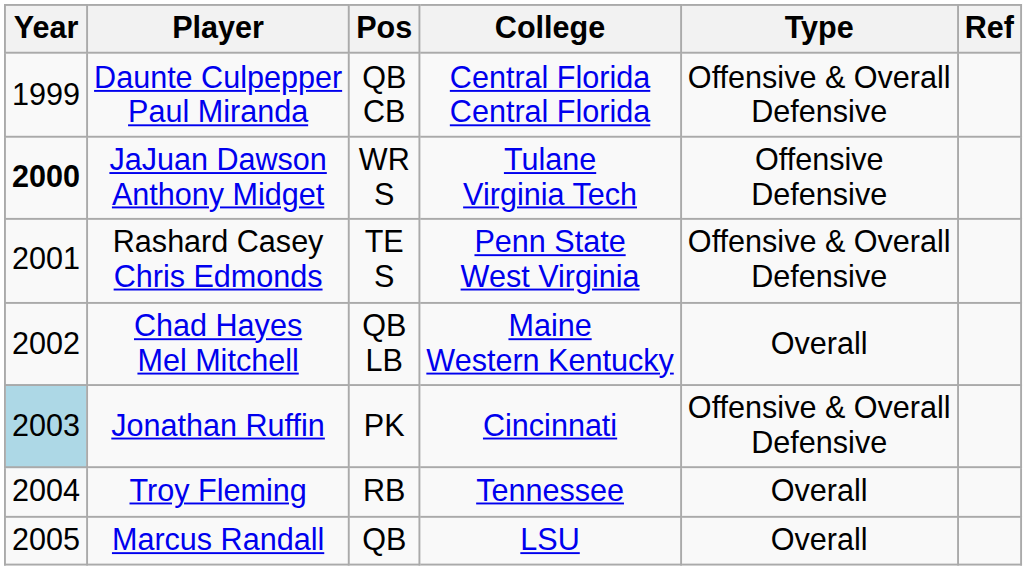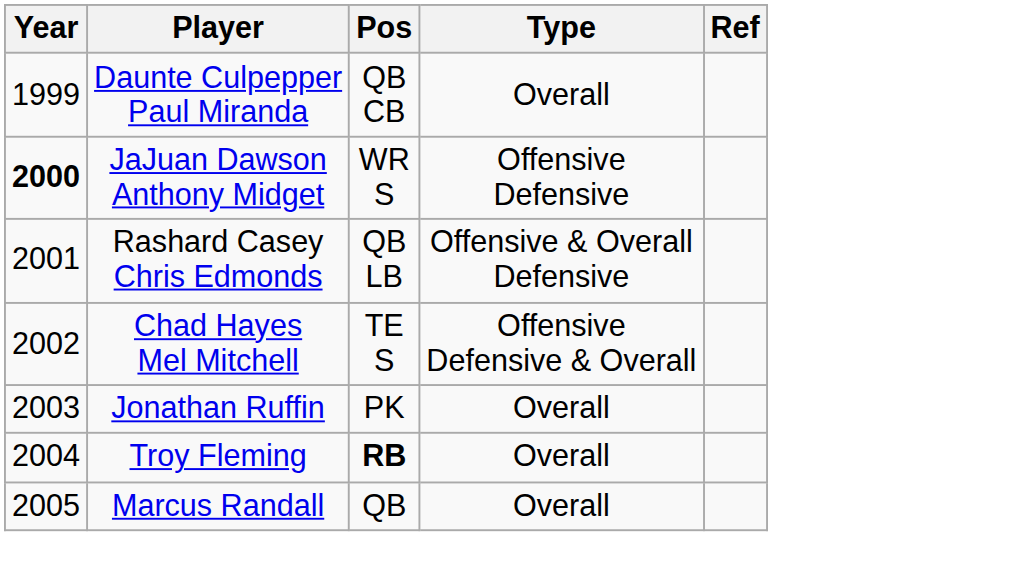- column: (550, 28)
(819, 94) Offensive & Overall Defensive -> (561, 94) Overall
(384, 260) TE S -> (384, 260) QB LB
(384, 342) QB LB -> (384, 342) TE S
(819, 342) Overall -> (561, 342) Offensive Defensive & Overall
(46, 425) lightblue background -> (46, 408) no background
(819, 425) Offensive & Overall Defensive -> (561, 408) Overall
(384, 491) normal -> (384, 457) bold
